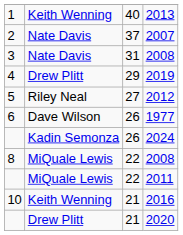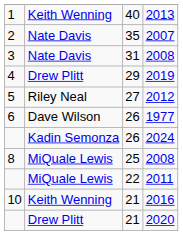(132, 35) 37 -> (132, 35) 35
(132, 158) 22 -> (132, 158) 25
